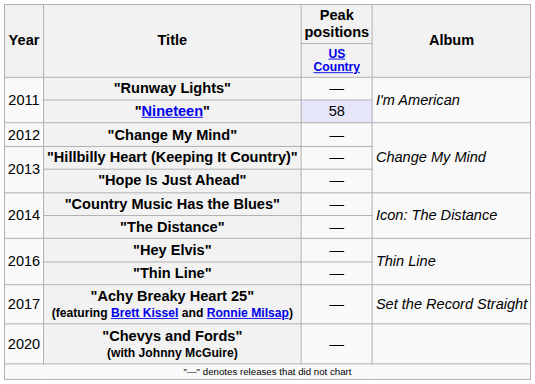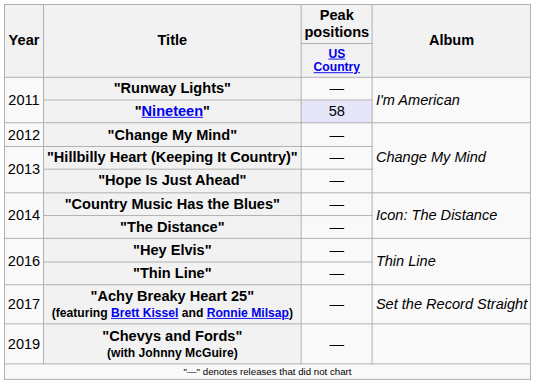(24, 344) 2020 -> (24, 344) 2019
